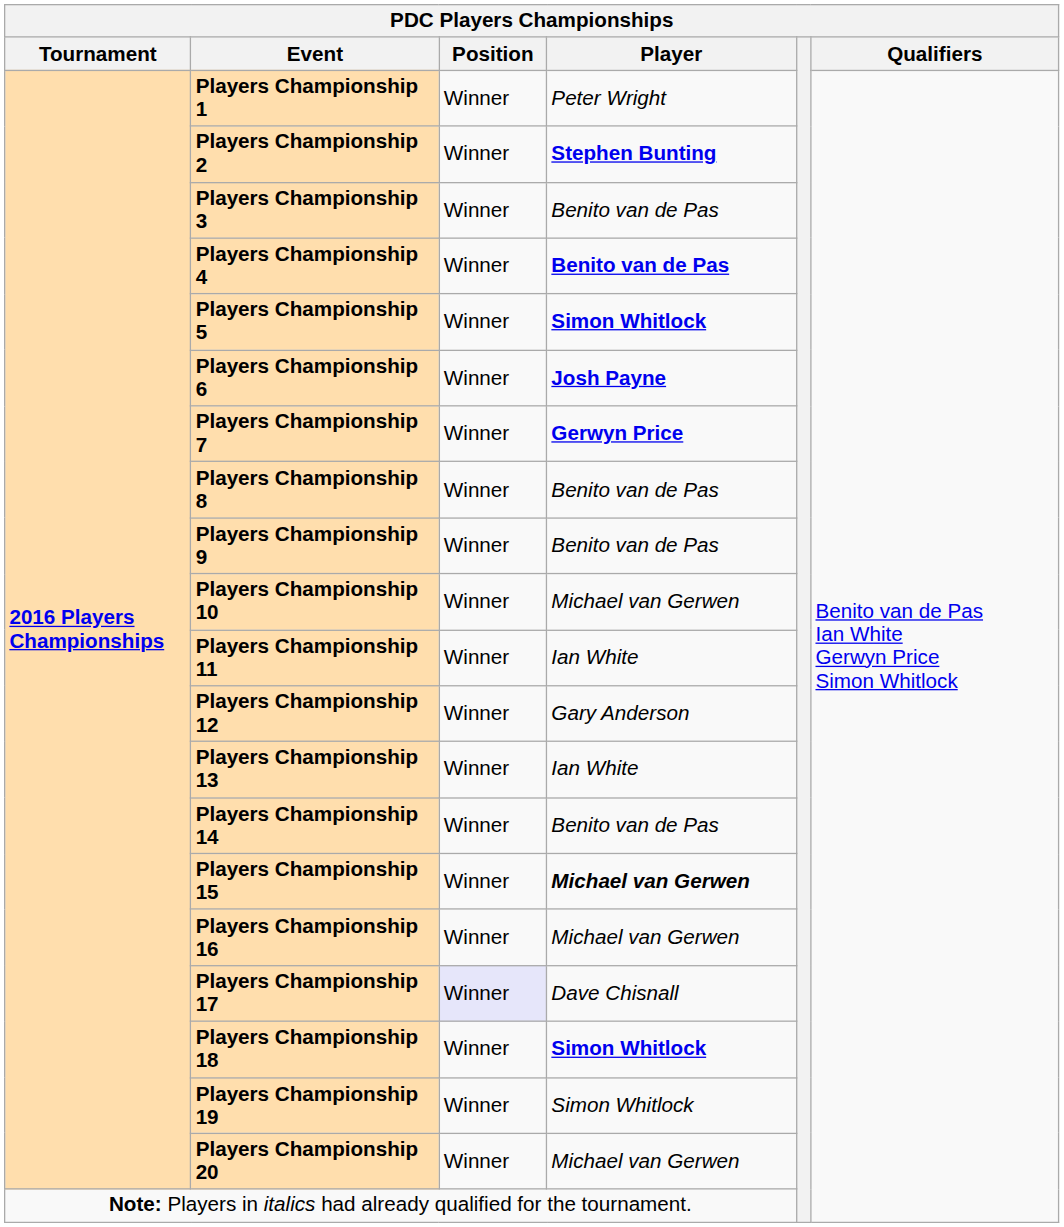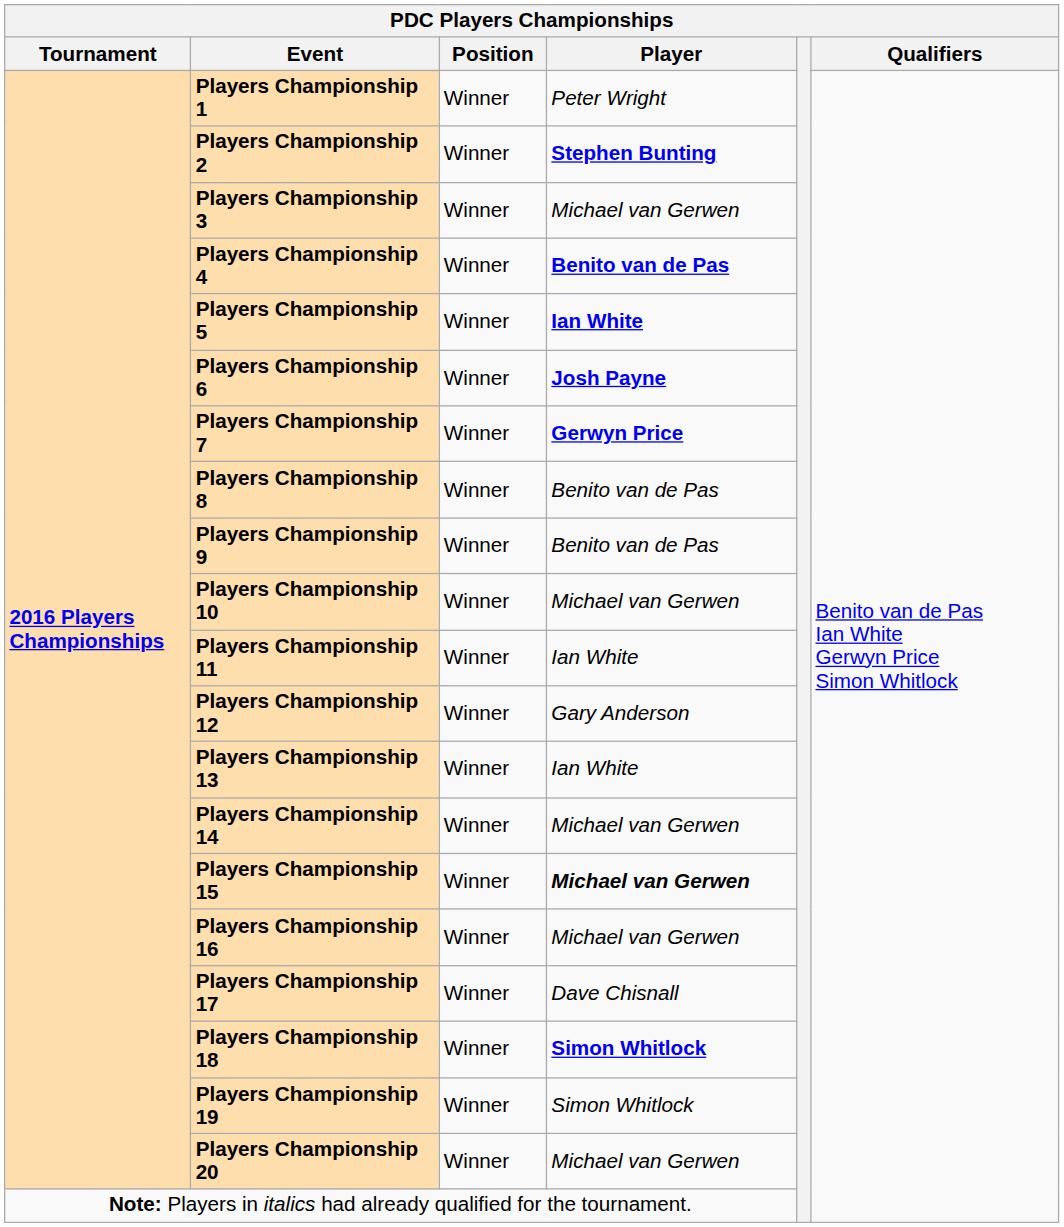(635, 209) Benito van de Pas -> (645, 209) Michael van Gerwen
(629, 321) Simon Whitlock -> (597, 321) Ian White
(635, 825) Benito van de Pas -> (645, 825) Michael van Gerwen
(477, 993) lavender background -> (477, 993) no background
